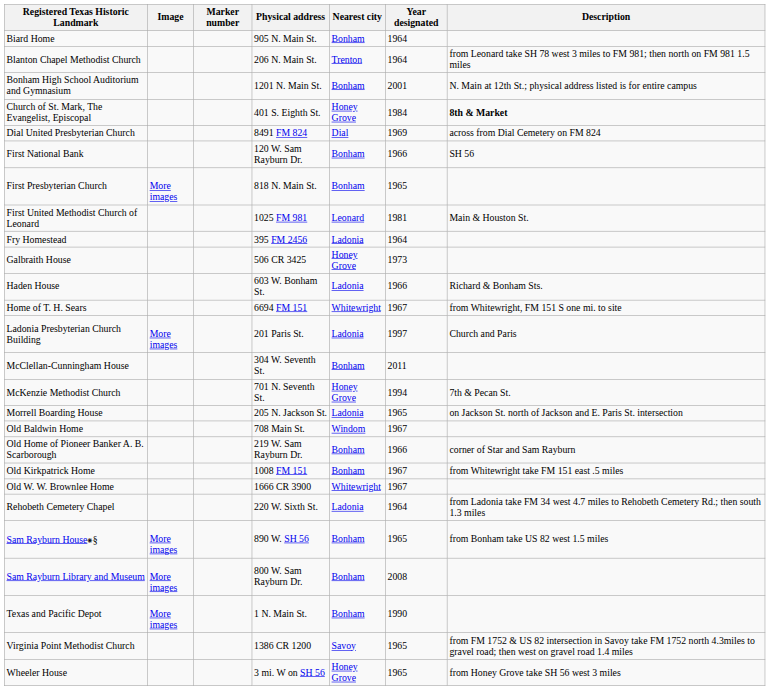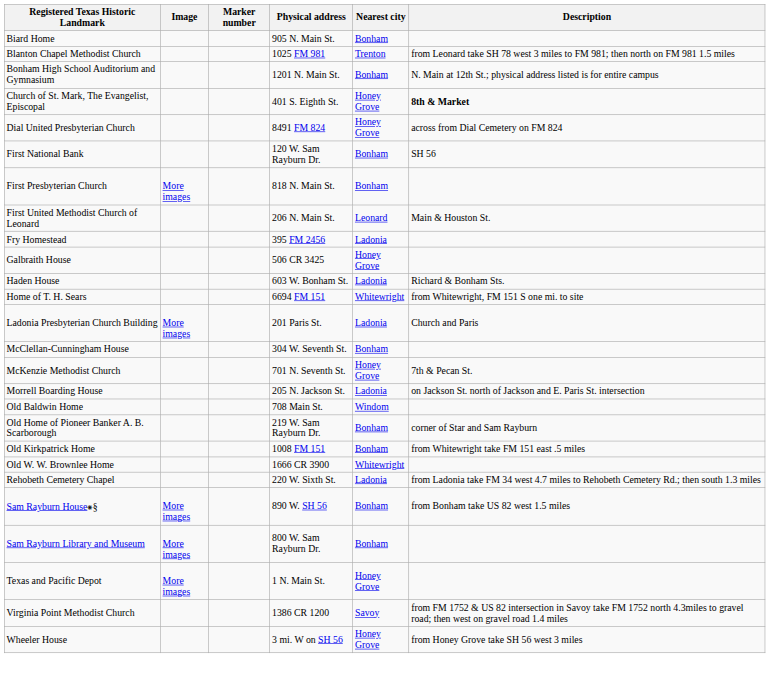- column: (416, 17)
(285, 59) 206 N. Main St. -> (299, 54) 1025 FM 981
(340, 133) Dial -> (368, 128) Honey Grove
(281, 218) 1025 FM 981 -> (303, 218) 206 N. Main St.
(348, 614) Bonham -> (368, 581) Honey Grove
